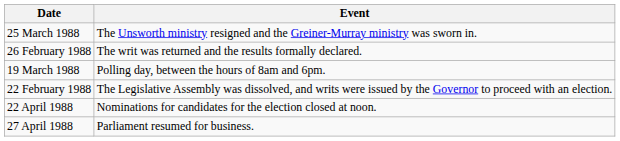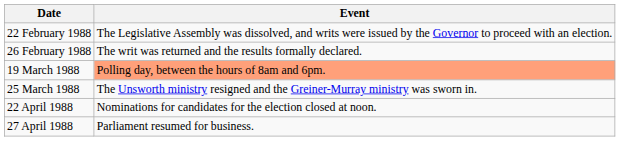rows swapped: (49, 88) <-> (43, 32)
(211, 70) no background -> (211, 70) lightsalmon background
